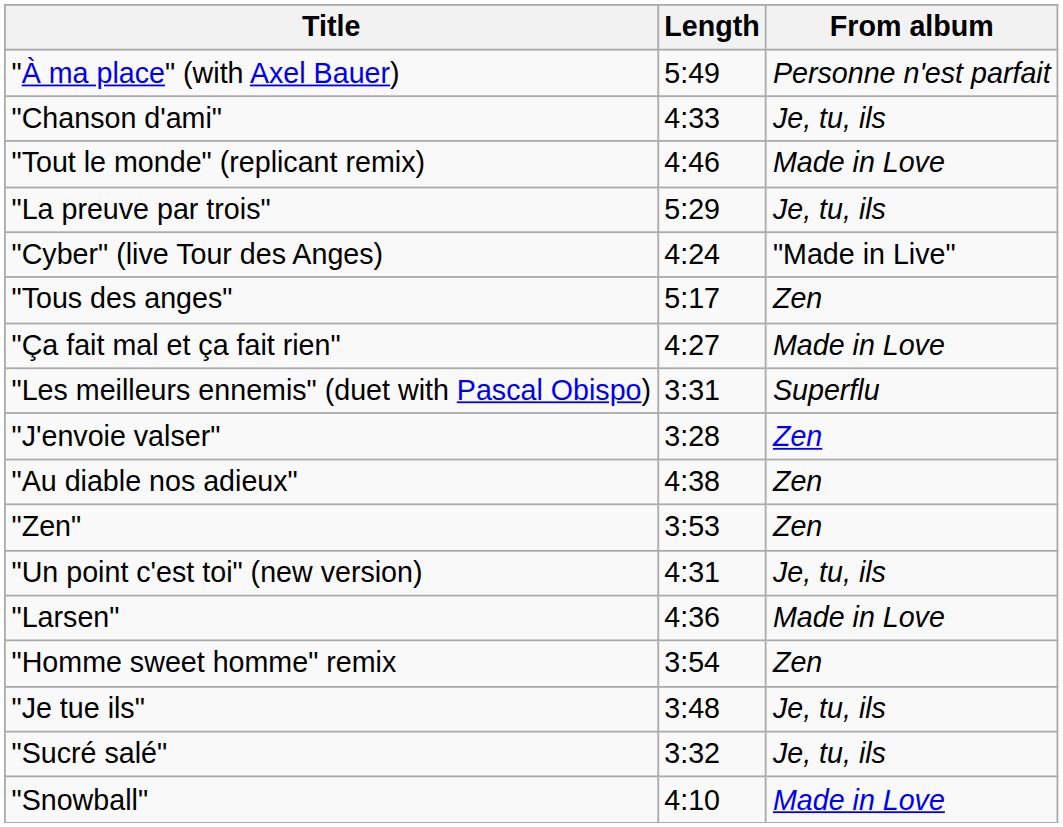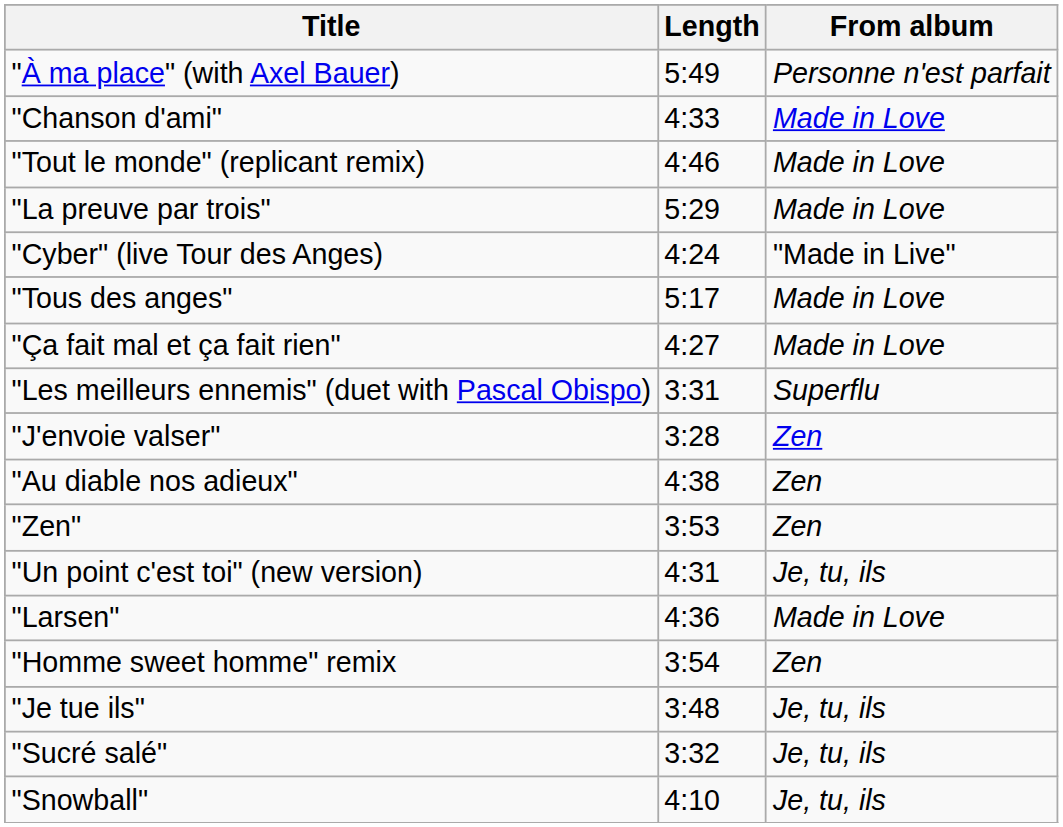(829, 118) Je, tu, ils -> (859, 118) Made in Love
(829, 208) Je, tu, ils -> (859, 208) Made in Love
(798, 299) Zen -> (859, 299) Made in Love
(859, 799) Made in Love -> (829, 799) Je, tu, ils
